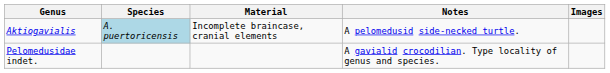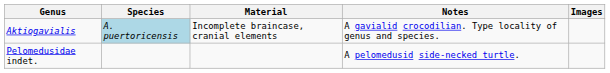(432, 31) A pelomedusid side-necked turtle. -> (451, 31) A gavialid crocodilian. Type locality of genus and species.
(451, 56) A gavialid crocodilian. Type locality of genus and species. -> (432, 56) A pelomedusid side-necked turtle.
